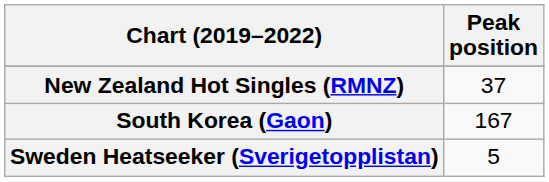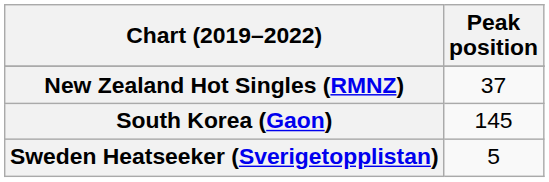(494, 120) 167 -> (494, 120) 145
